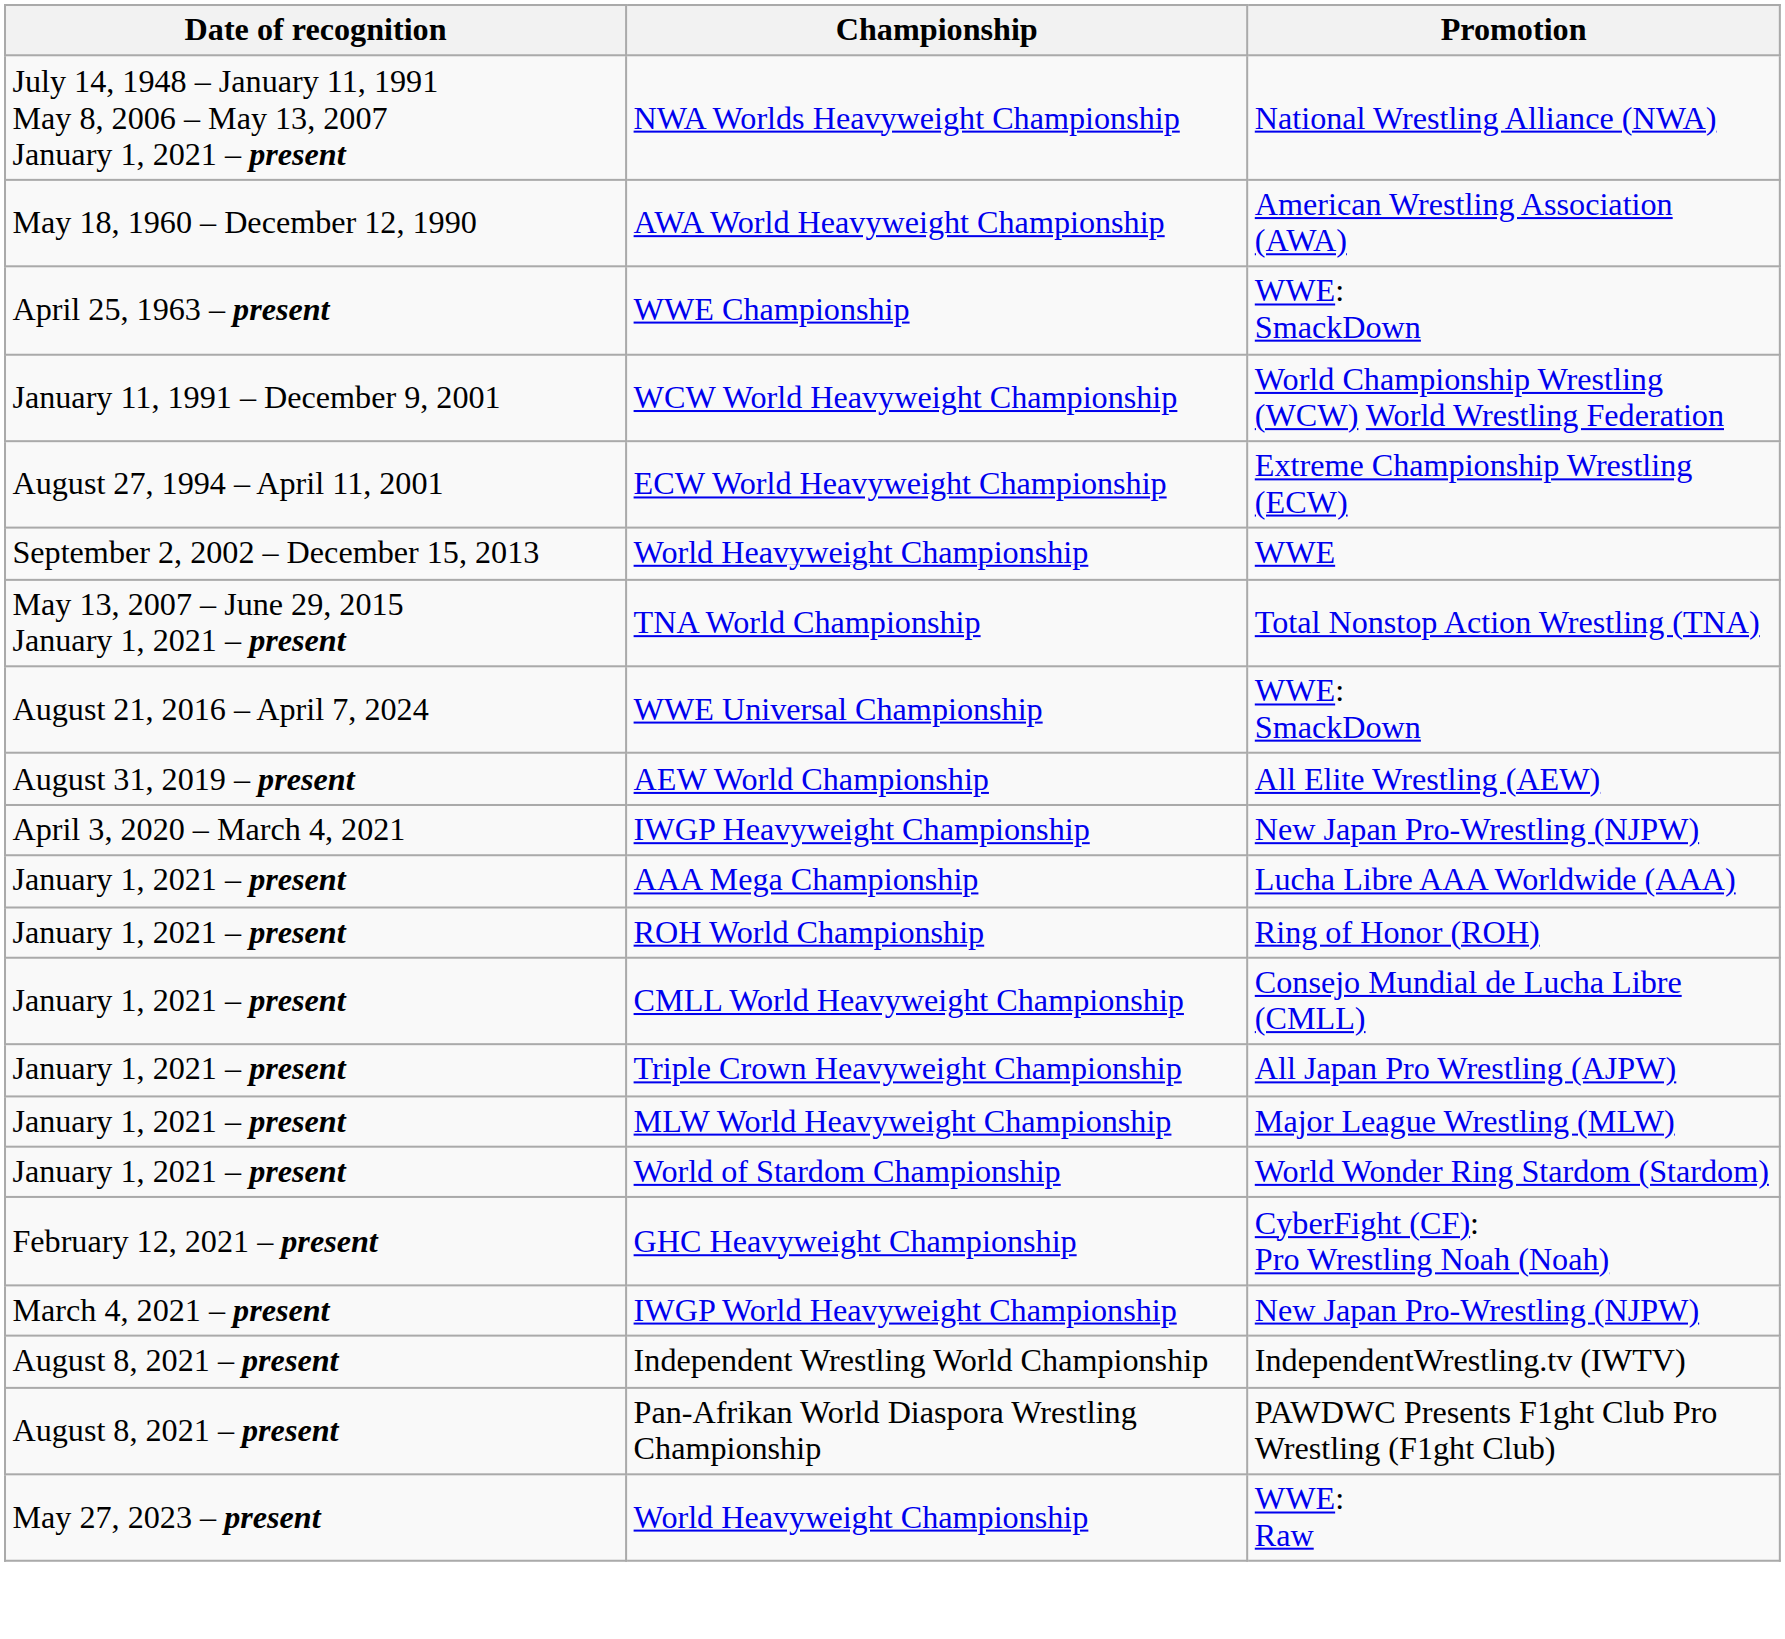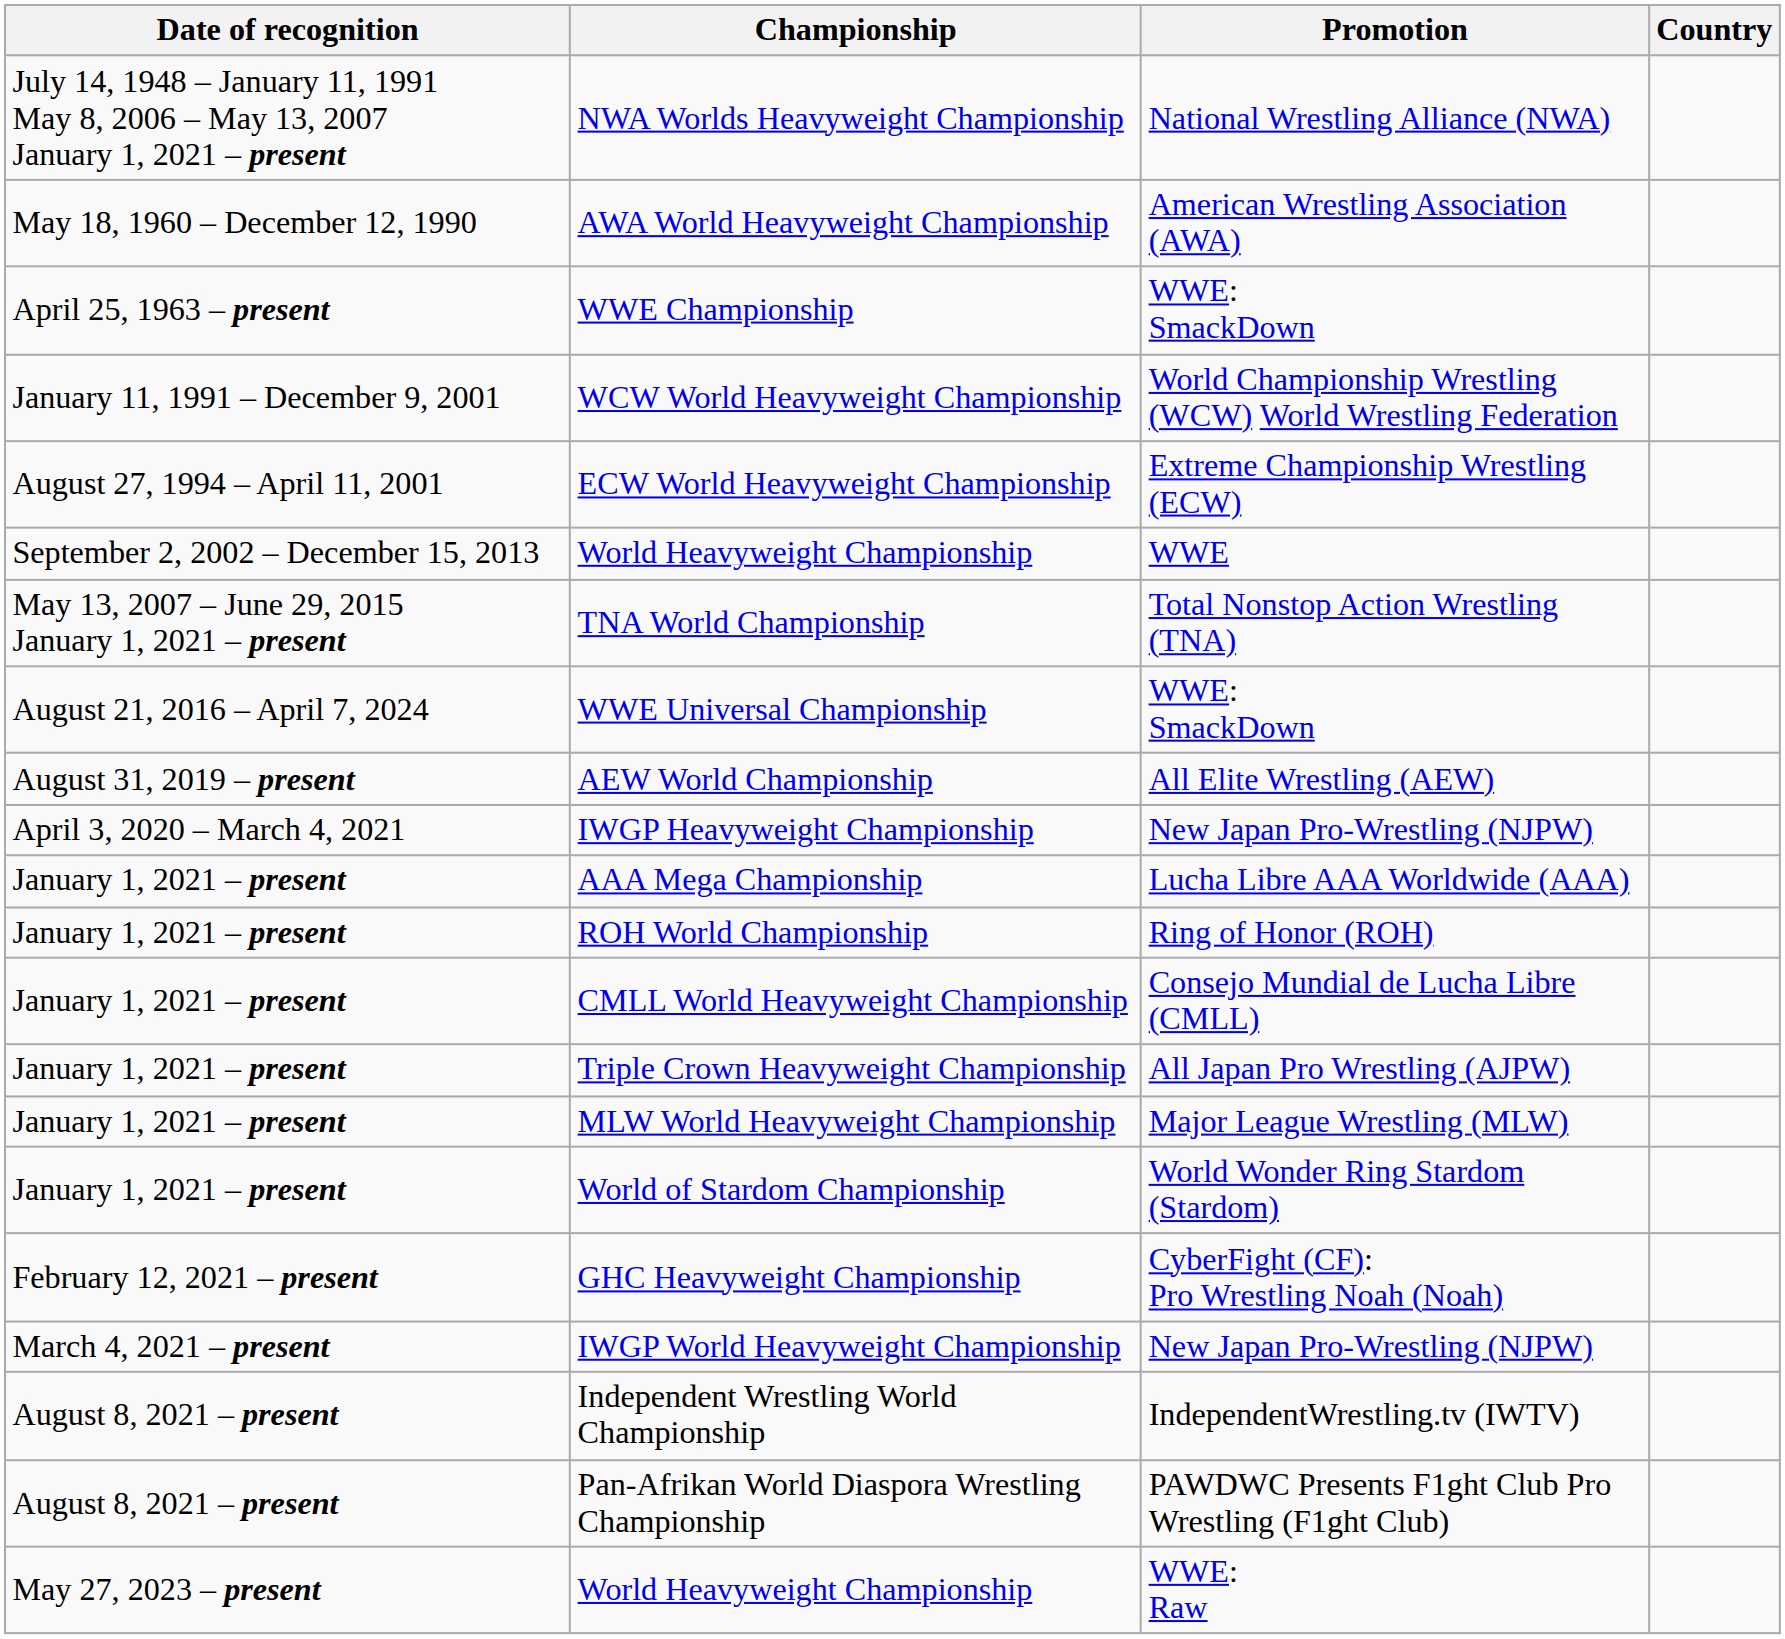+ column: (1714, 30)
